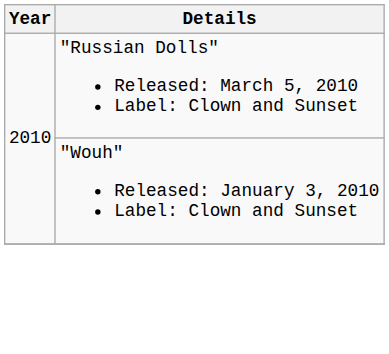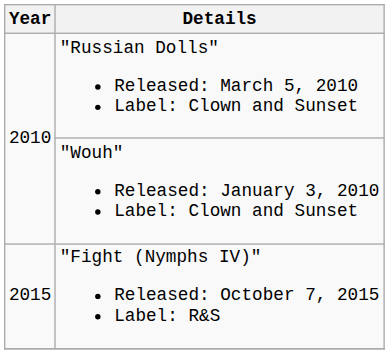+ row: (220, 287)
